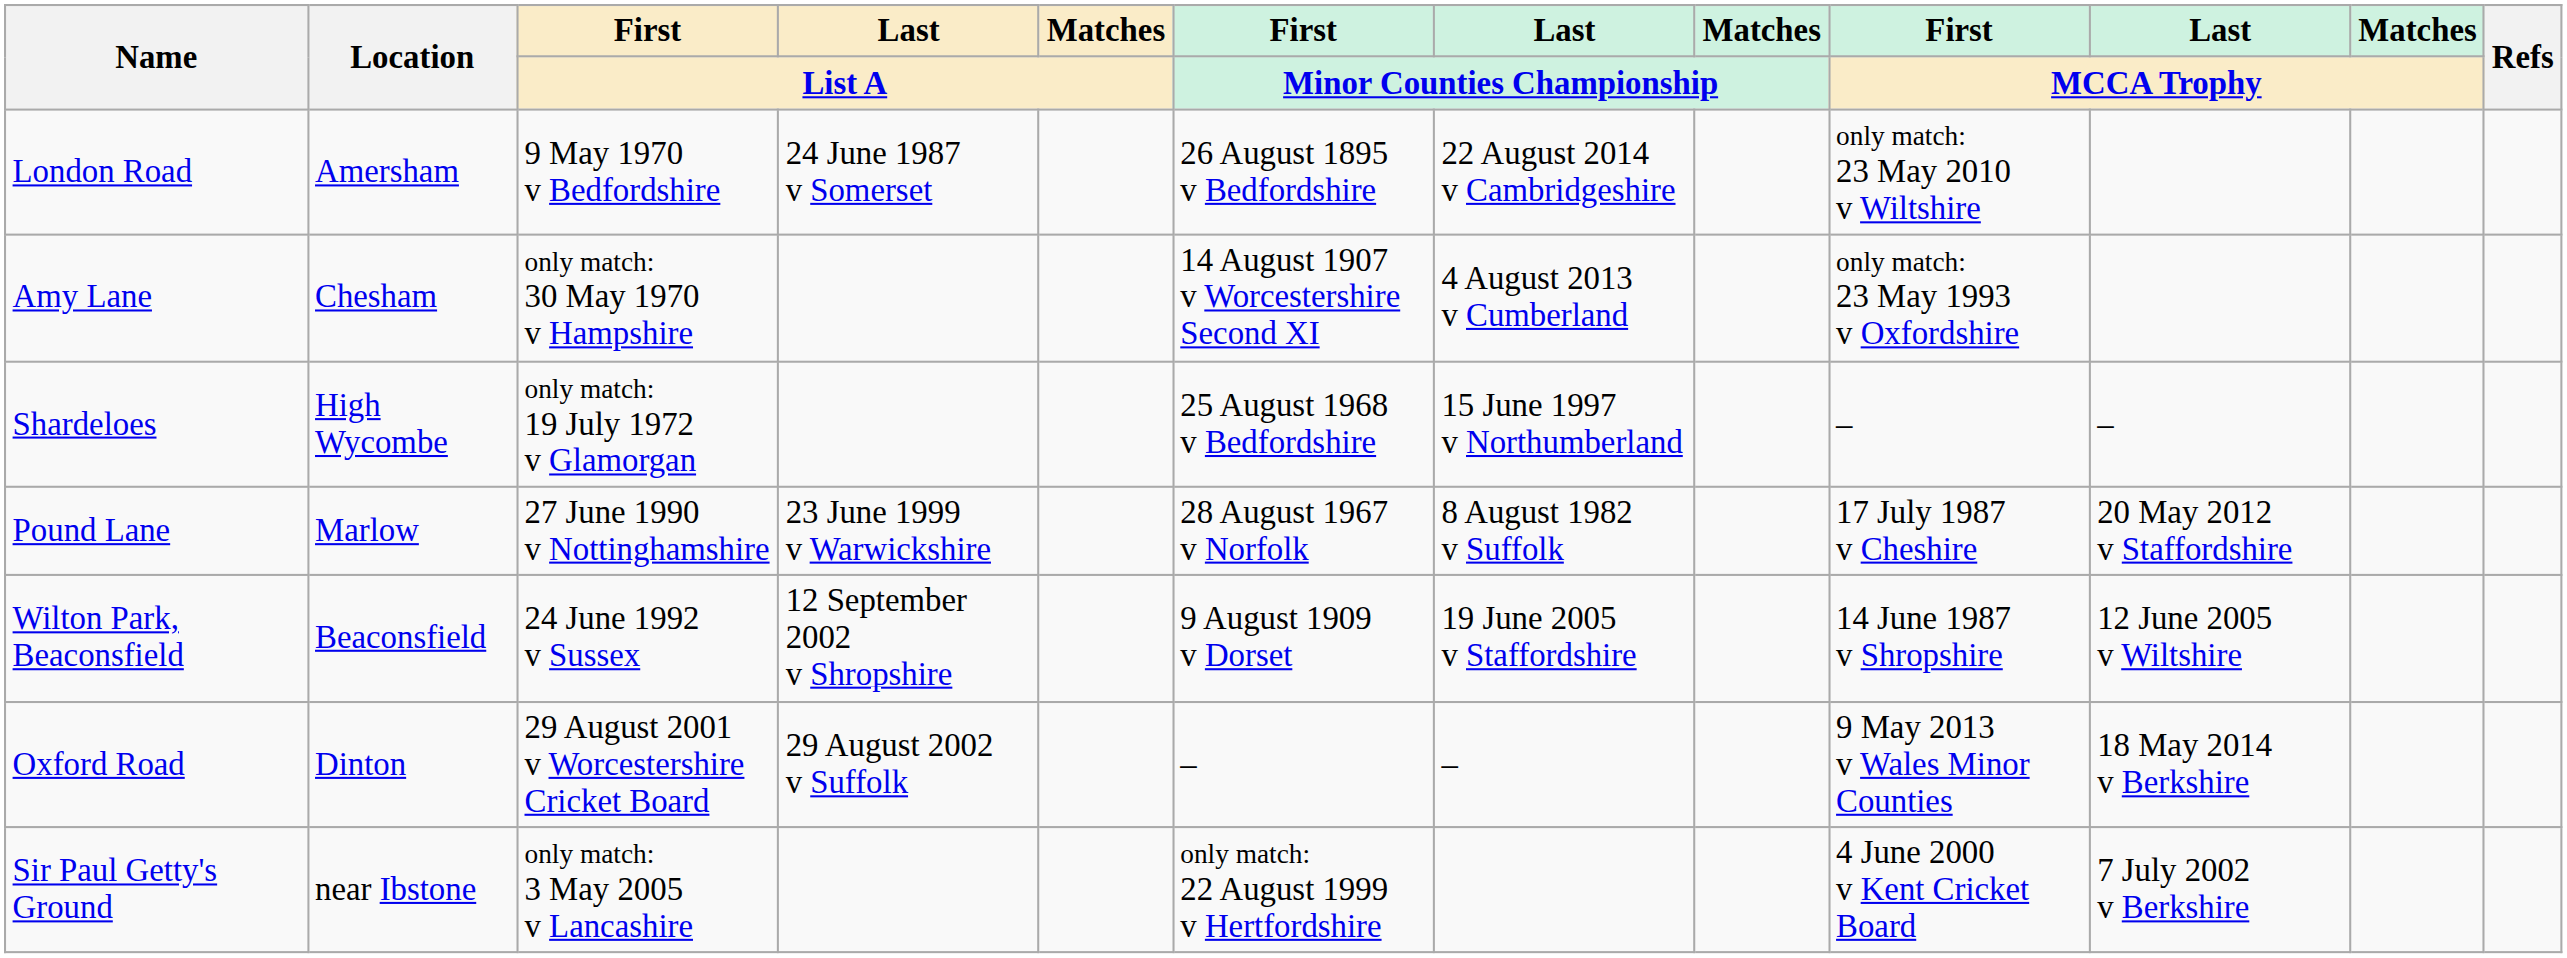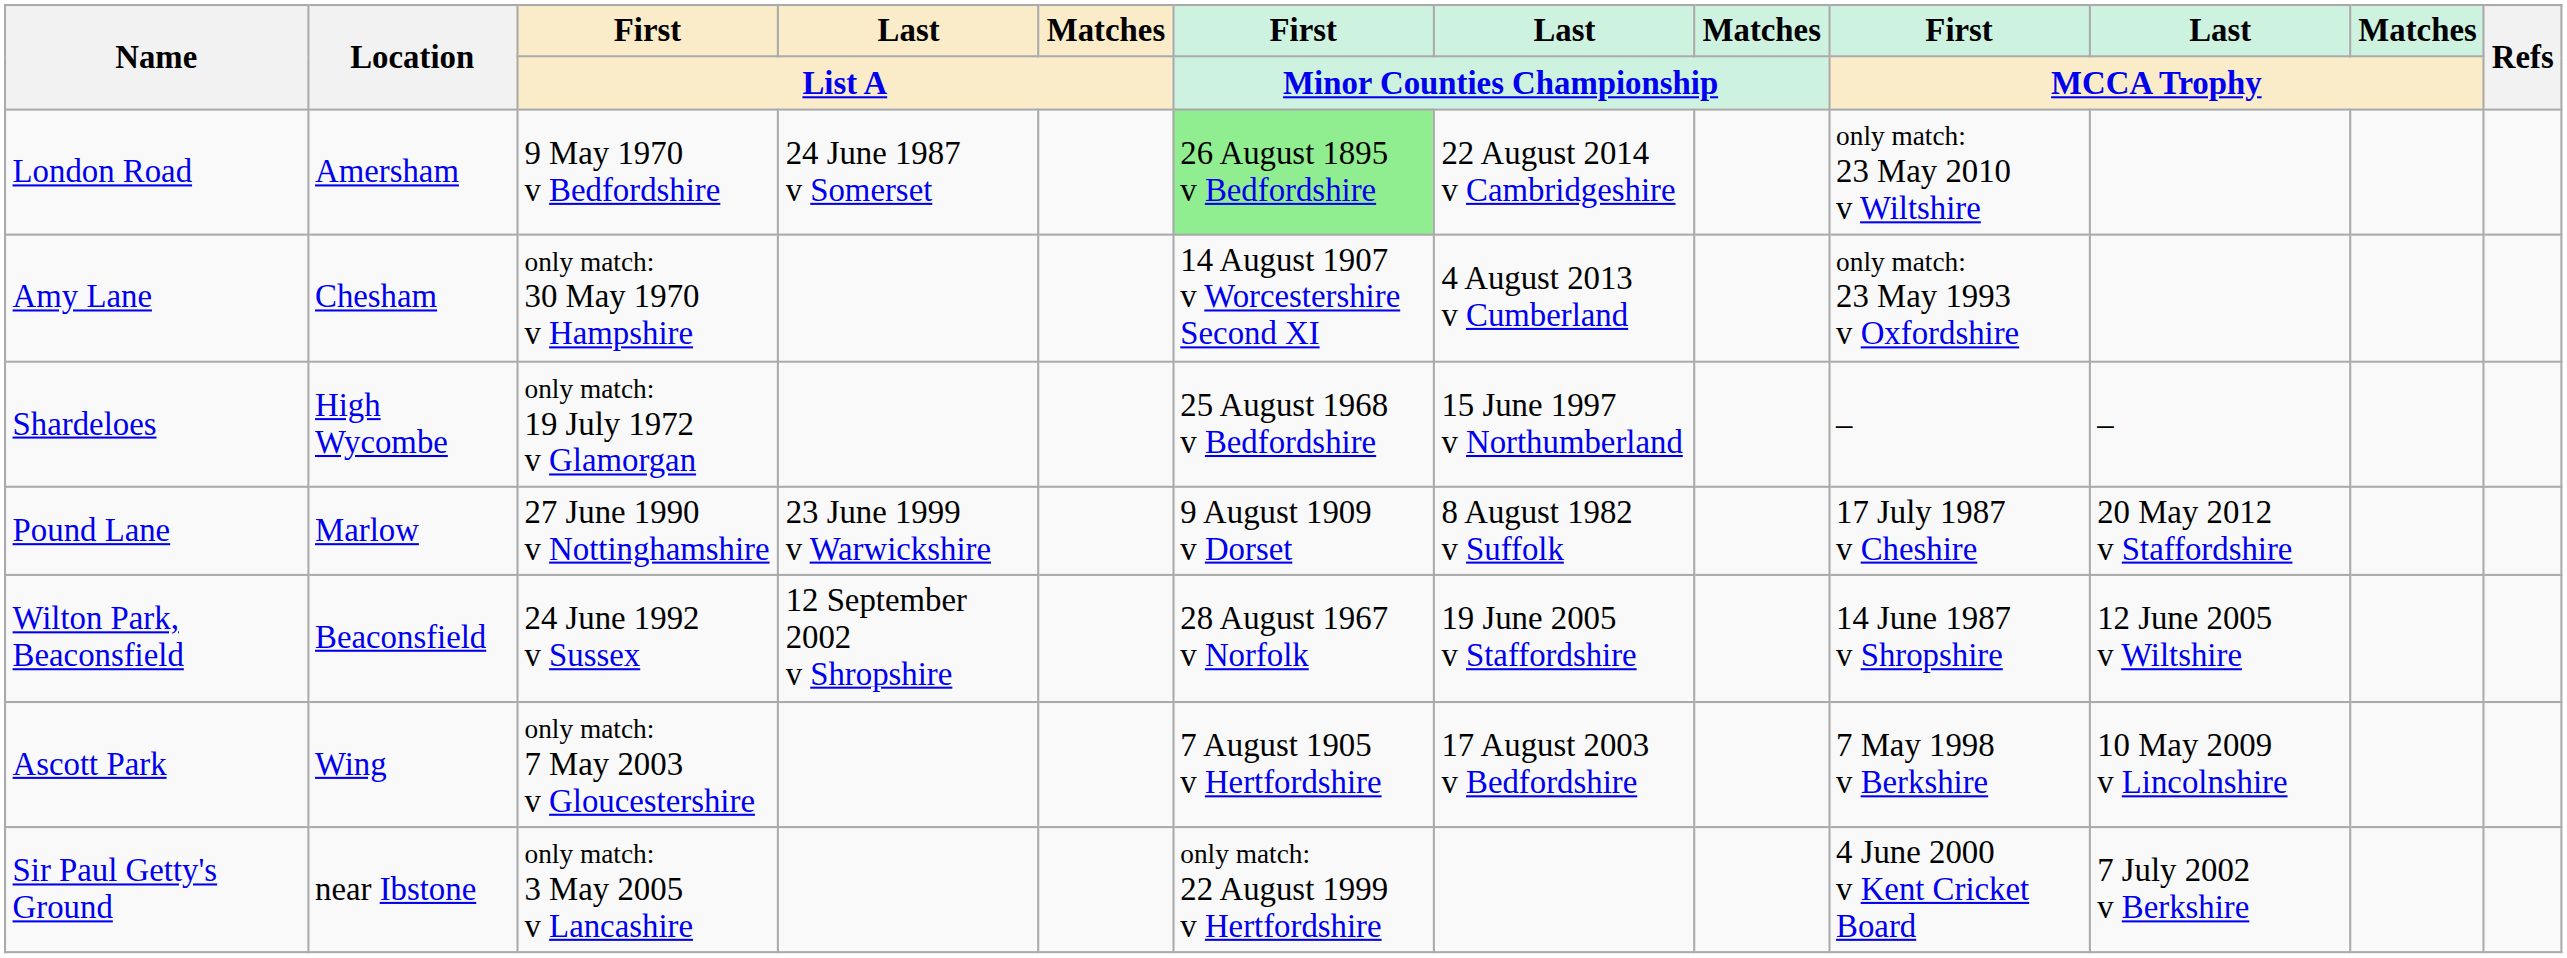(1284, 171) no background -> (1284, 171) lightgreen background
(1284, 530) 28 August 1967 v Norfolk -> (1276, 530) 9 August 1909 v Dorset
(1276, 637) 9 August 1909 v Dorset -> (1284, 637) 28 August 1967 v Norfolk
- row: (99, 763)
+ row: (90, 763)
